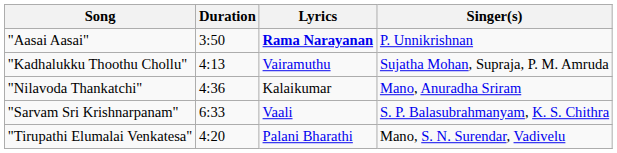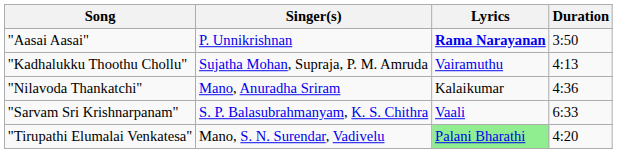columns swapped: (495, 16) <-> (227, 16)
(308, 137) no background -> (480, 137) lightgreen background
